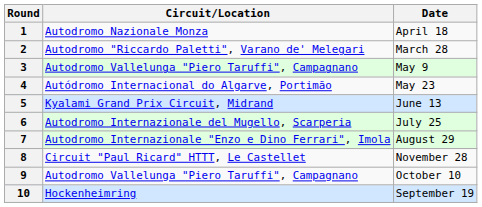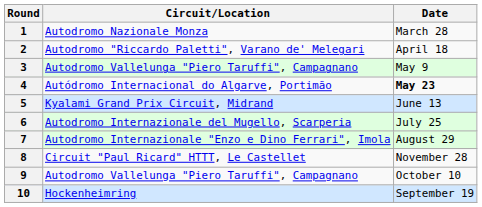(422, 32) April 18 -> (422, 32) March 28
(422, 50) March 28 -> (422, 50) April 18
(415, 86) normal -> (415, 86) bold
